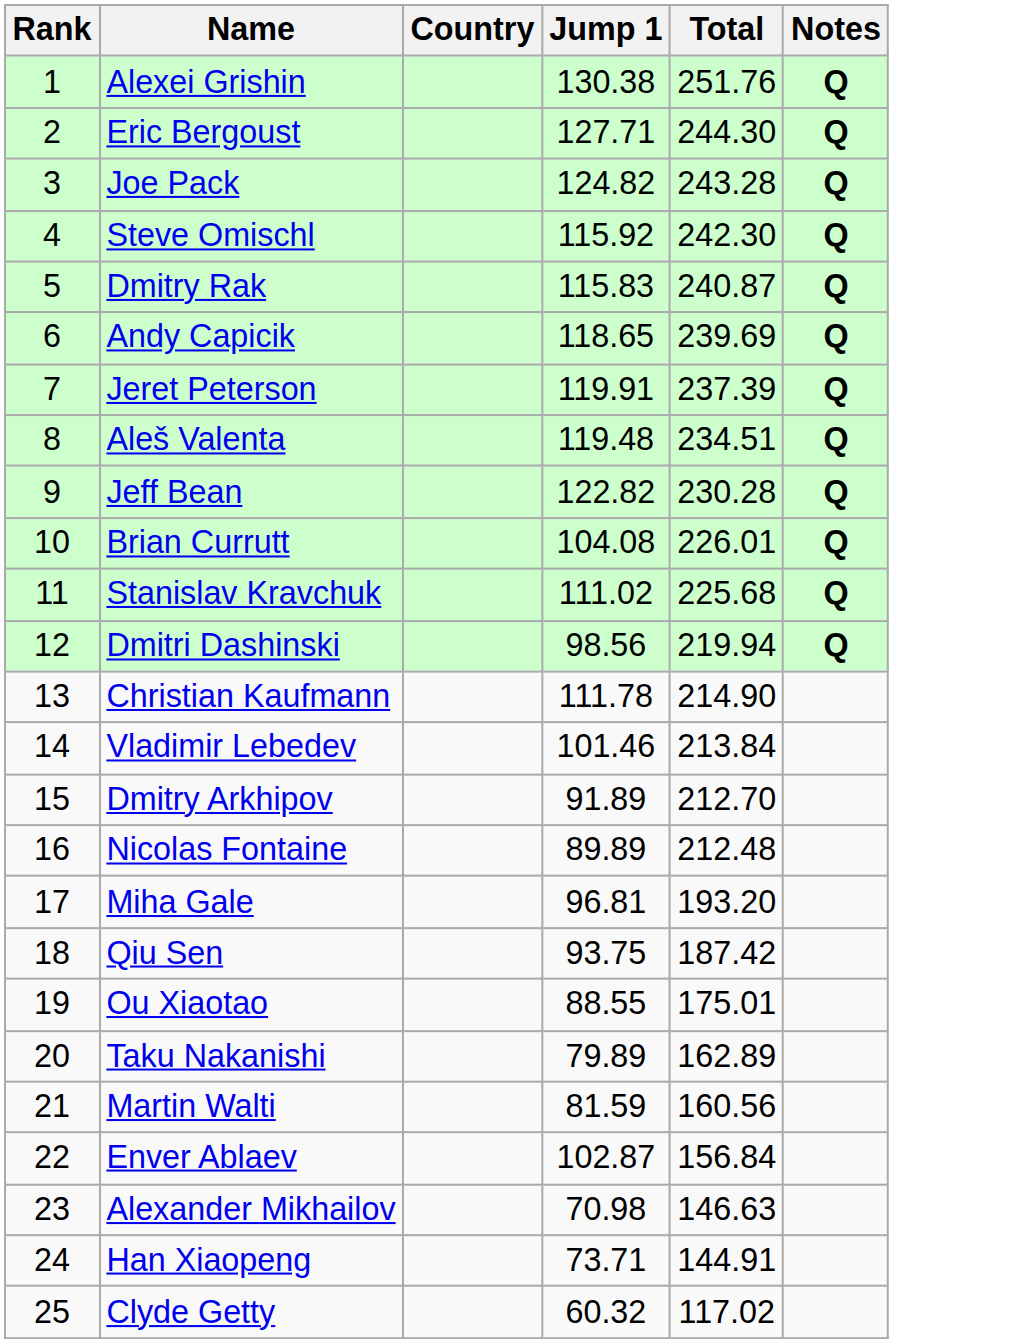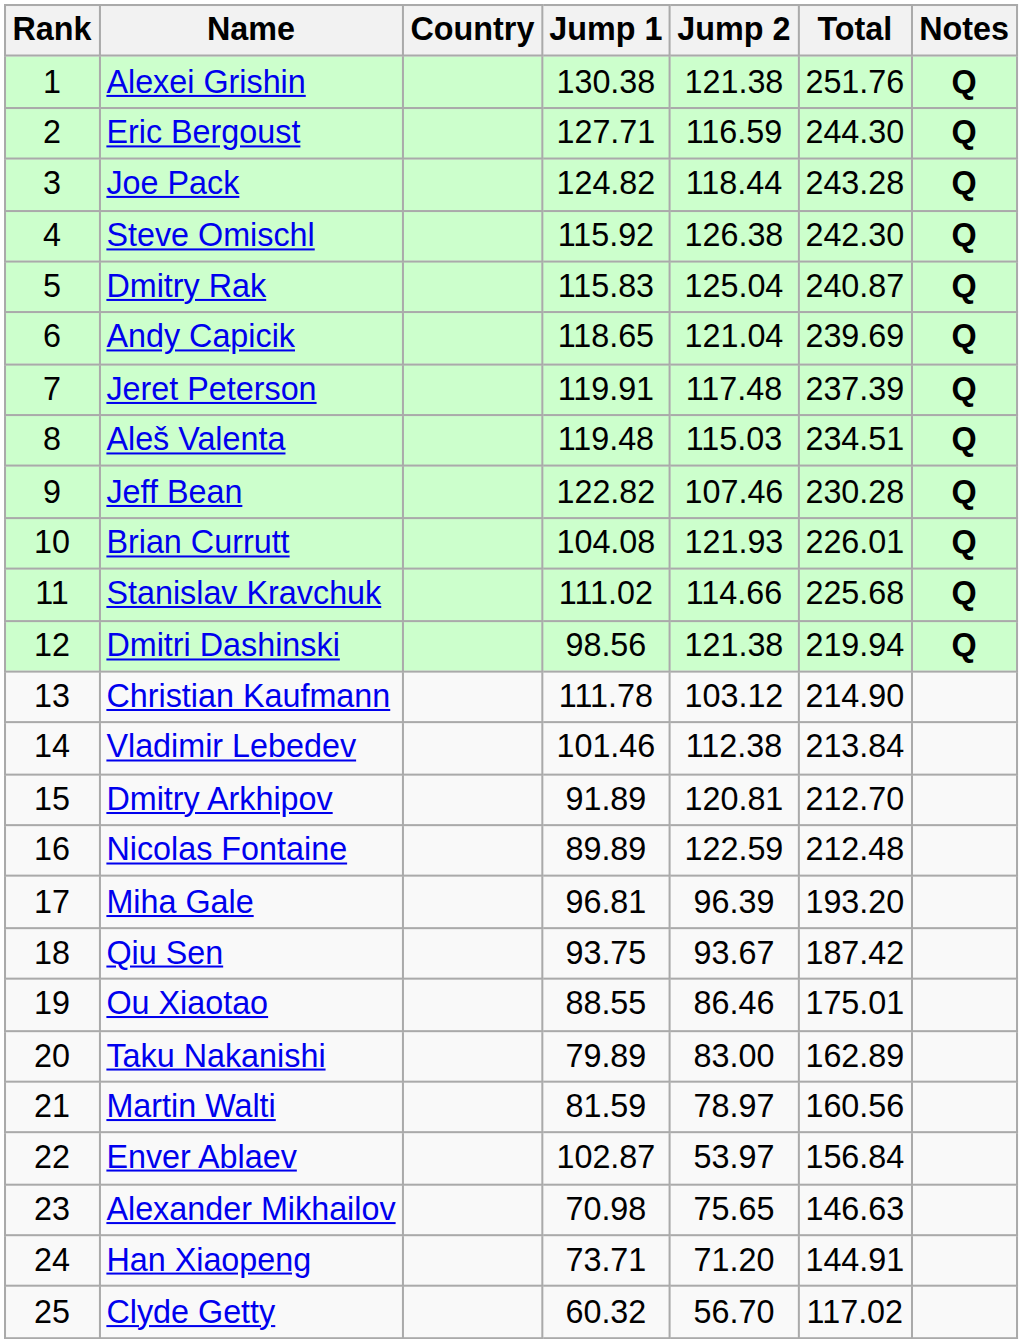+ column: (734, 30)
